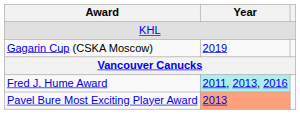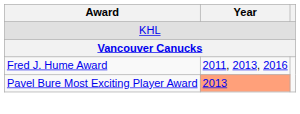- row: (80, 48)
(245, 83) paleturquoise background -> (245, 65) no background
